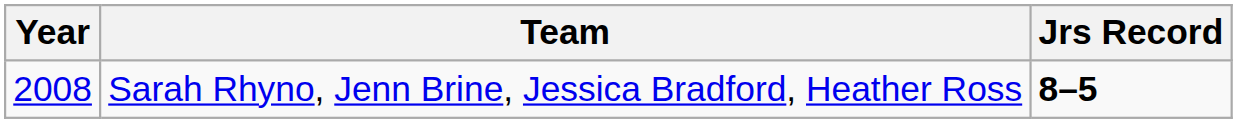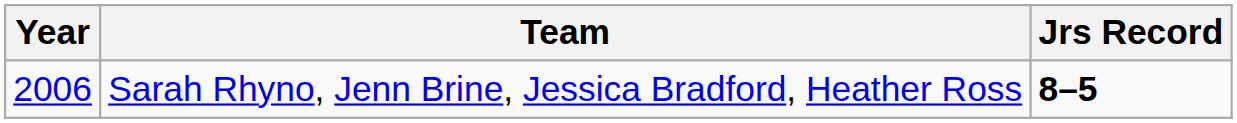(53, 88) 2008 -> (53, 88) 2006
